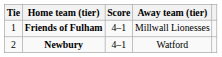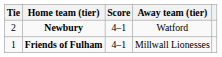rows swapped: (64, 28) <-> (64, 44)
